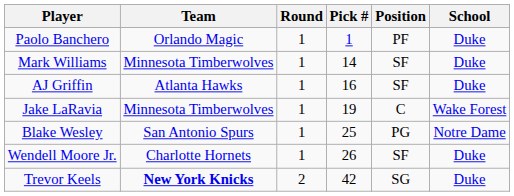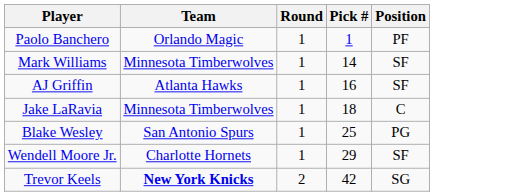- column: (470, 16)
(349, 109) 19 -> (349, 109) 18
(349, 156) 26 -> (349, 156) 29
